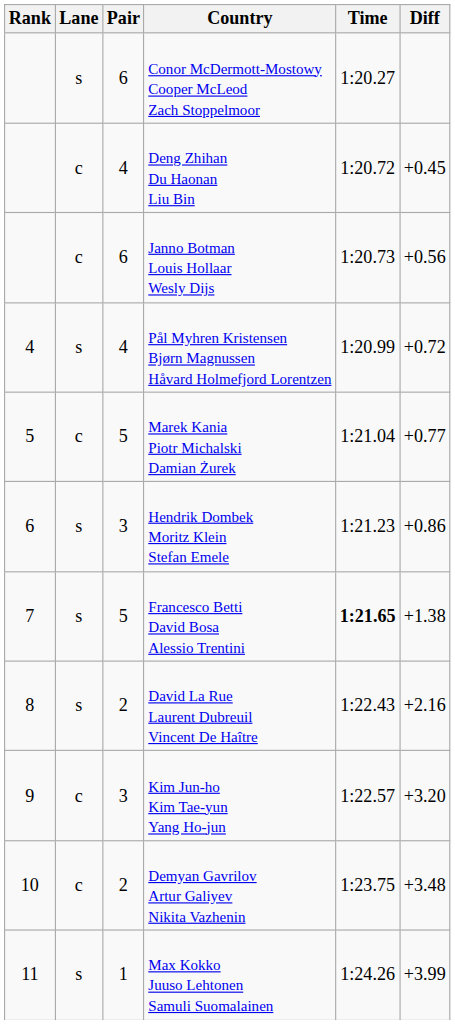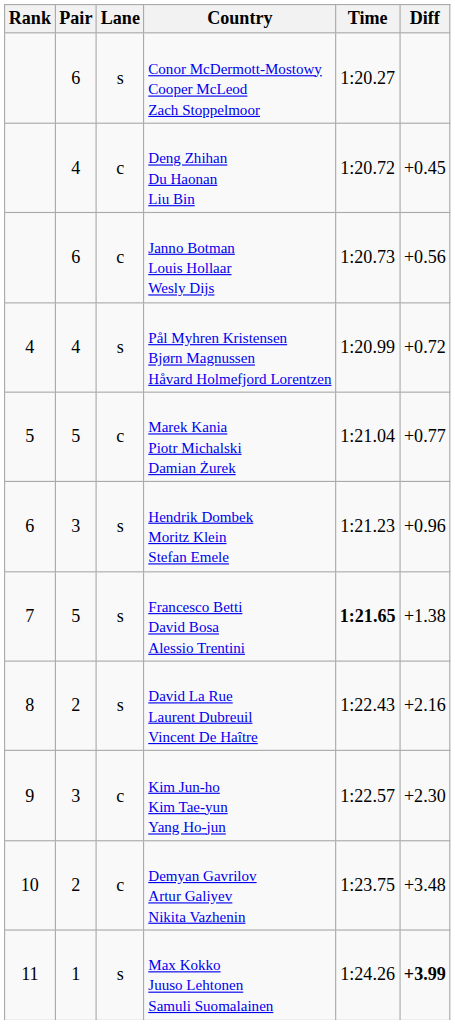columns swapped: (123, 18) <-> (79, 18)
(425, 526) +0.86 -> (425, 526) +0.96
(425, 795) +3.20 -> (425, 795) +2.30
(425, 974) normal -> (425, 974) bold
